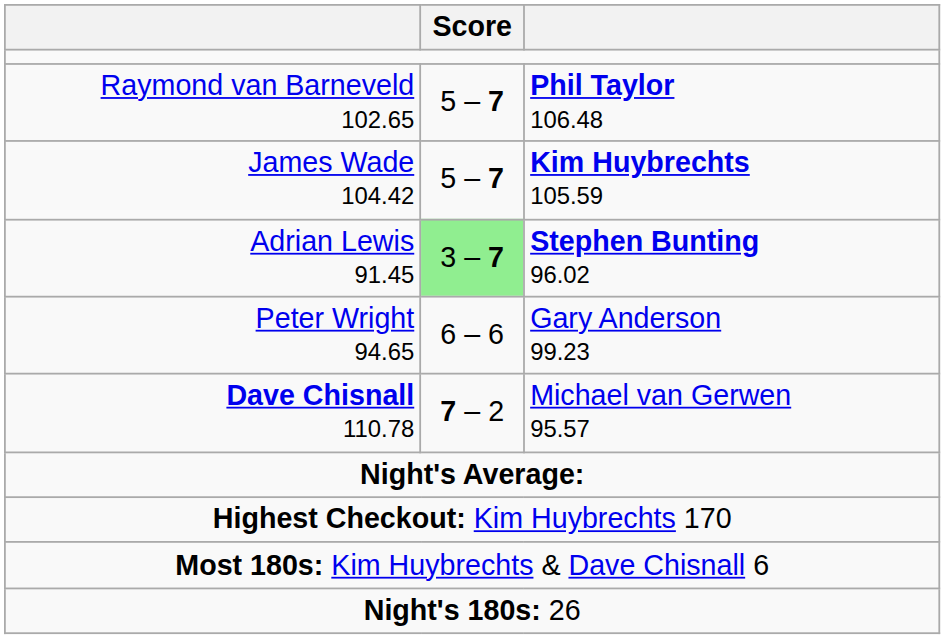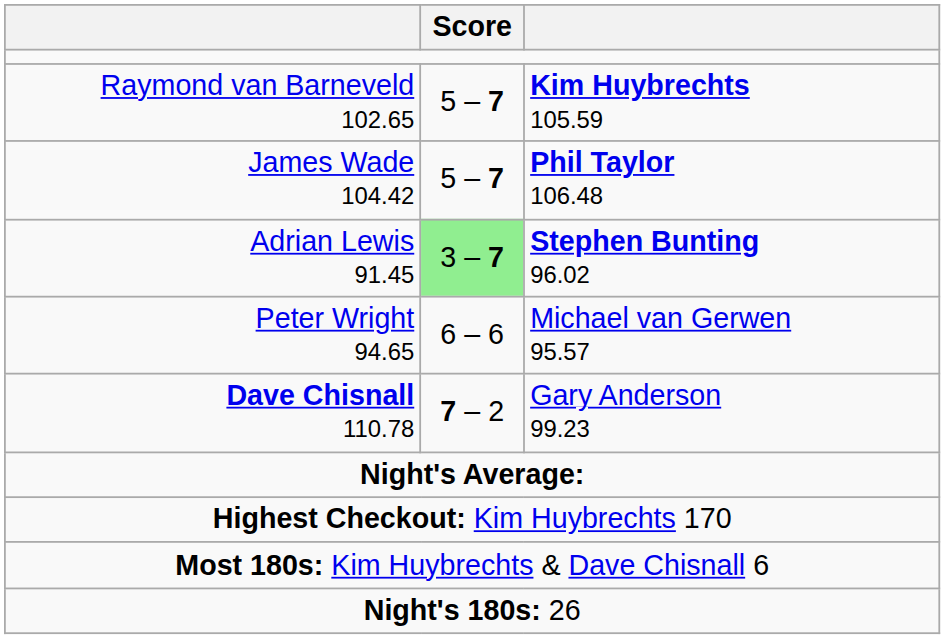(602, 101) Phil Taylor 106.48 -> (640, 101) Kim Huybrechts 105.59
(640, 179) Kim Huybrechts 105.59 -> (602, 179) Phil Taylor 106.48
(626, 334) Gary Anderson 99.23 -> (661, 334) Michael van Gerwen 95.57
(661, 412) Michael van Gerwen 95.57 -> (626, 412) Gary Anderson 99.23
